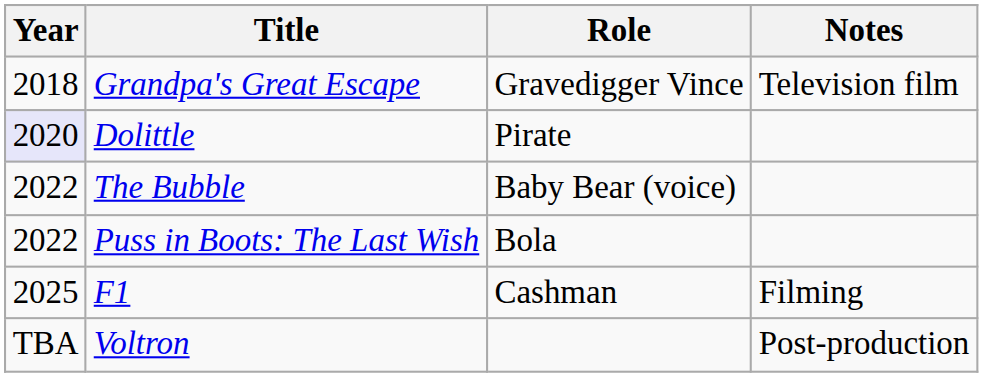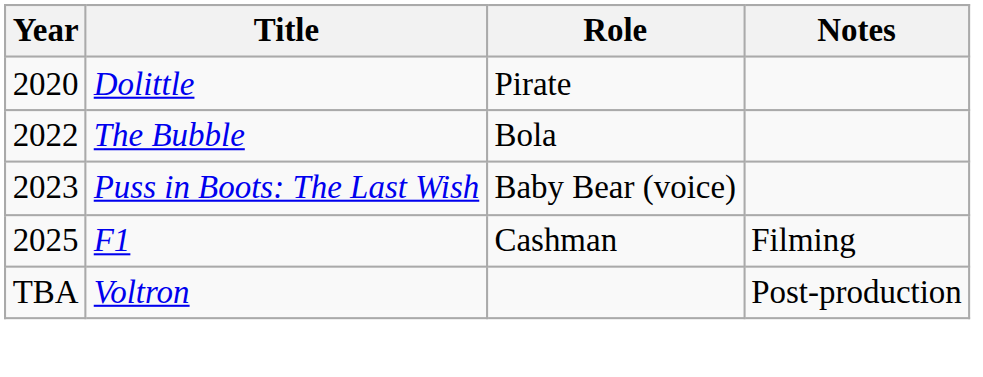- row: (257, 82)
(46, 135) lavender background -> (46, 82) no background
(615, 187) Baby Bear (voice) -> (526, 135) Bola
(46, 239) 2022 -> (46, 187) 2023
(526, 239) Bola -> (615, 187) Baby Bear (voice)
